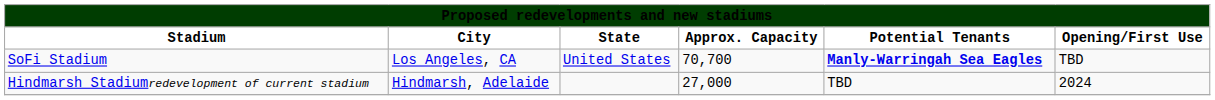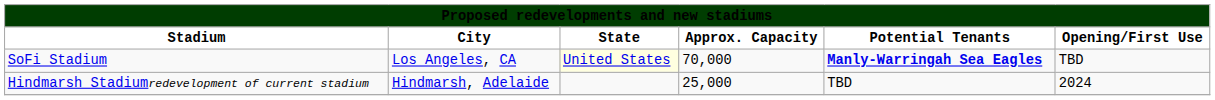(617, 61) no background -> (617, 61) lightyellow background
(707, 61) 70,700 -> (707, 61) 70,000
(707, 83) 27,000 -> (707, 83) 25,000
